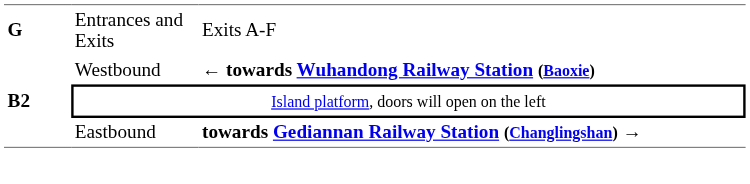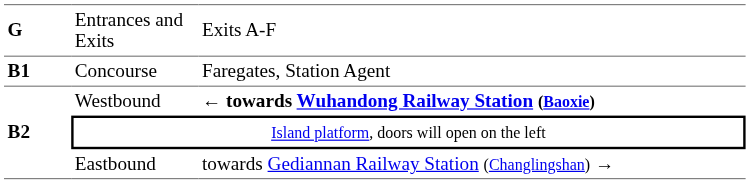+ row: (116, 71)
(422, 132) bold -> (408, 163) normal
